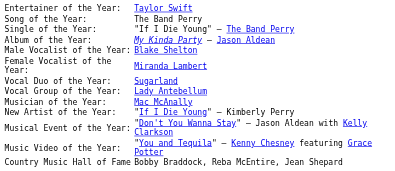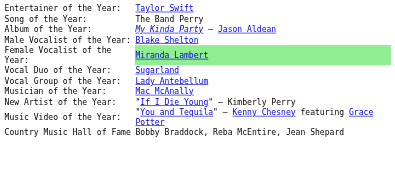- row: (51, 29)
(171, 66) no background -> (172, 55) lightgreen background
- row: (68, 128)
